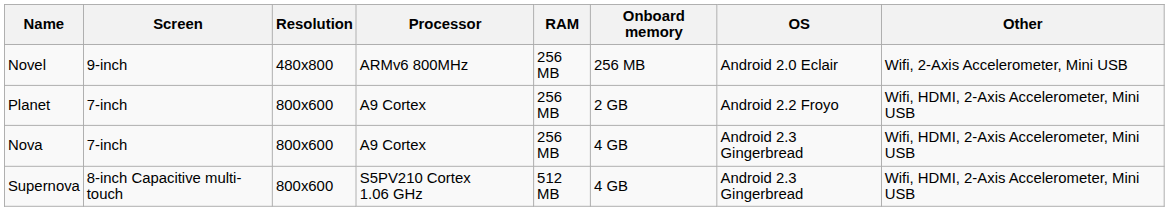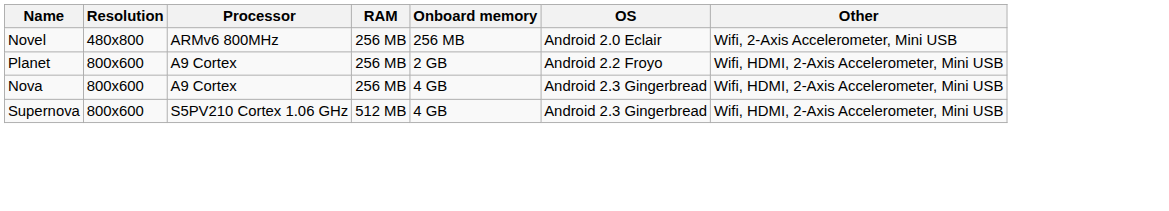- column: (178, 24)
